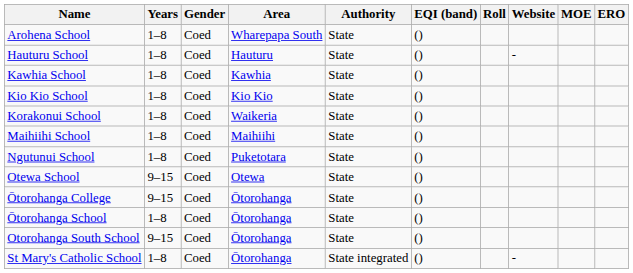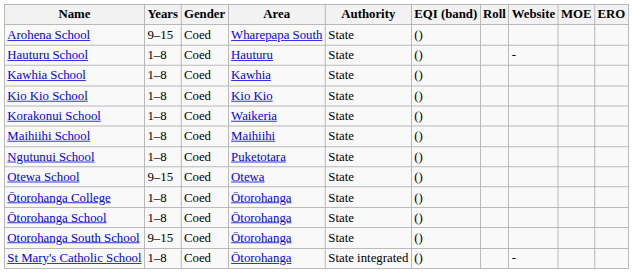(157, 34) 1–8 -> (160, 34) 9–15
(160, 197) 9–15 -> (157, 197) 1–8
